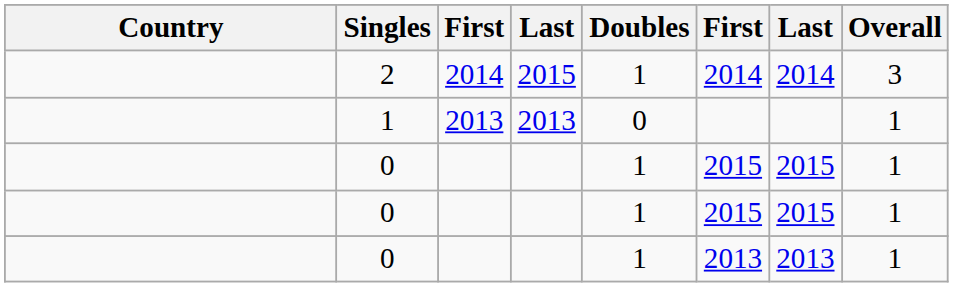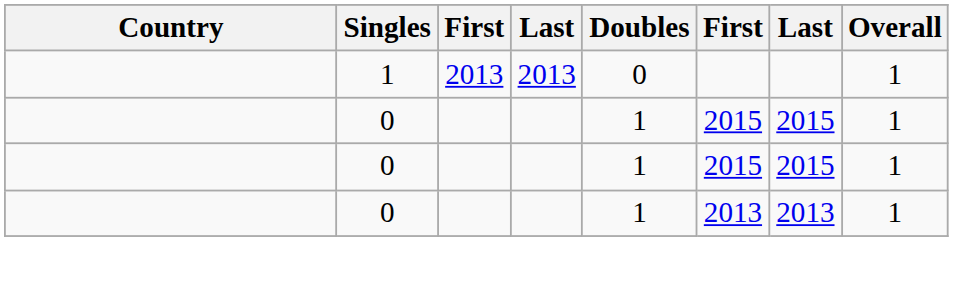- row: (387, 73)
